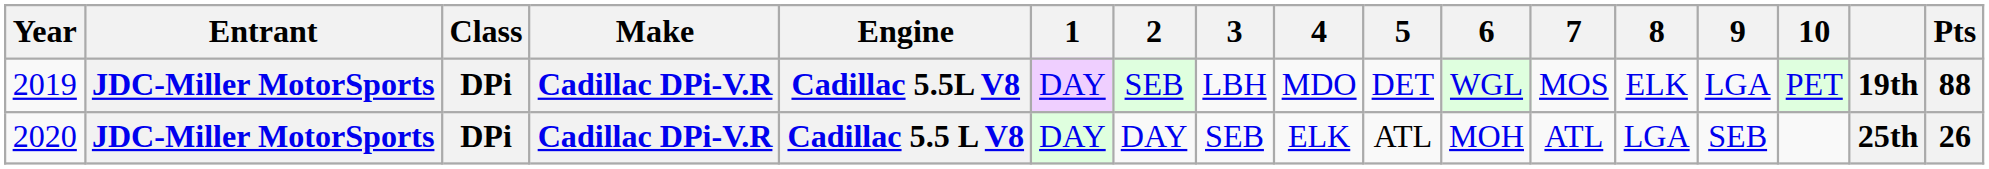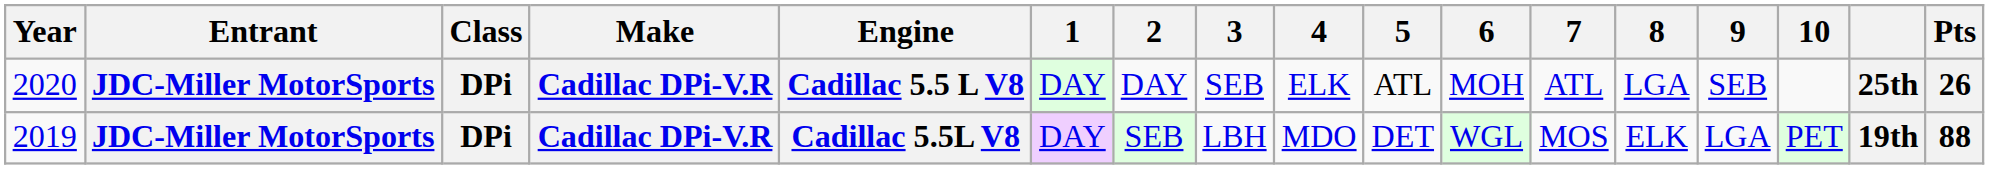rows swapped: (45, 84) <-> (45, 137)
